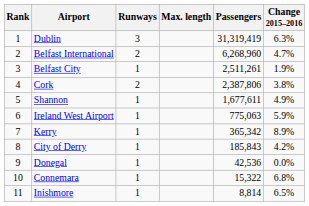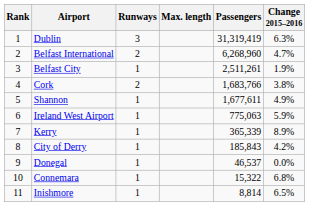(242, 85) 2,387,806 -> (242, 85) 1,683,766
(245, 131) 365,342 -> (245, 131) 365,339
(248, 162) 42,536 -> (248, 162) 46,537
